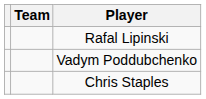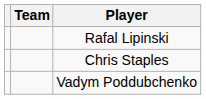rows swapped: (127, 82) <-> (127, 60)
